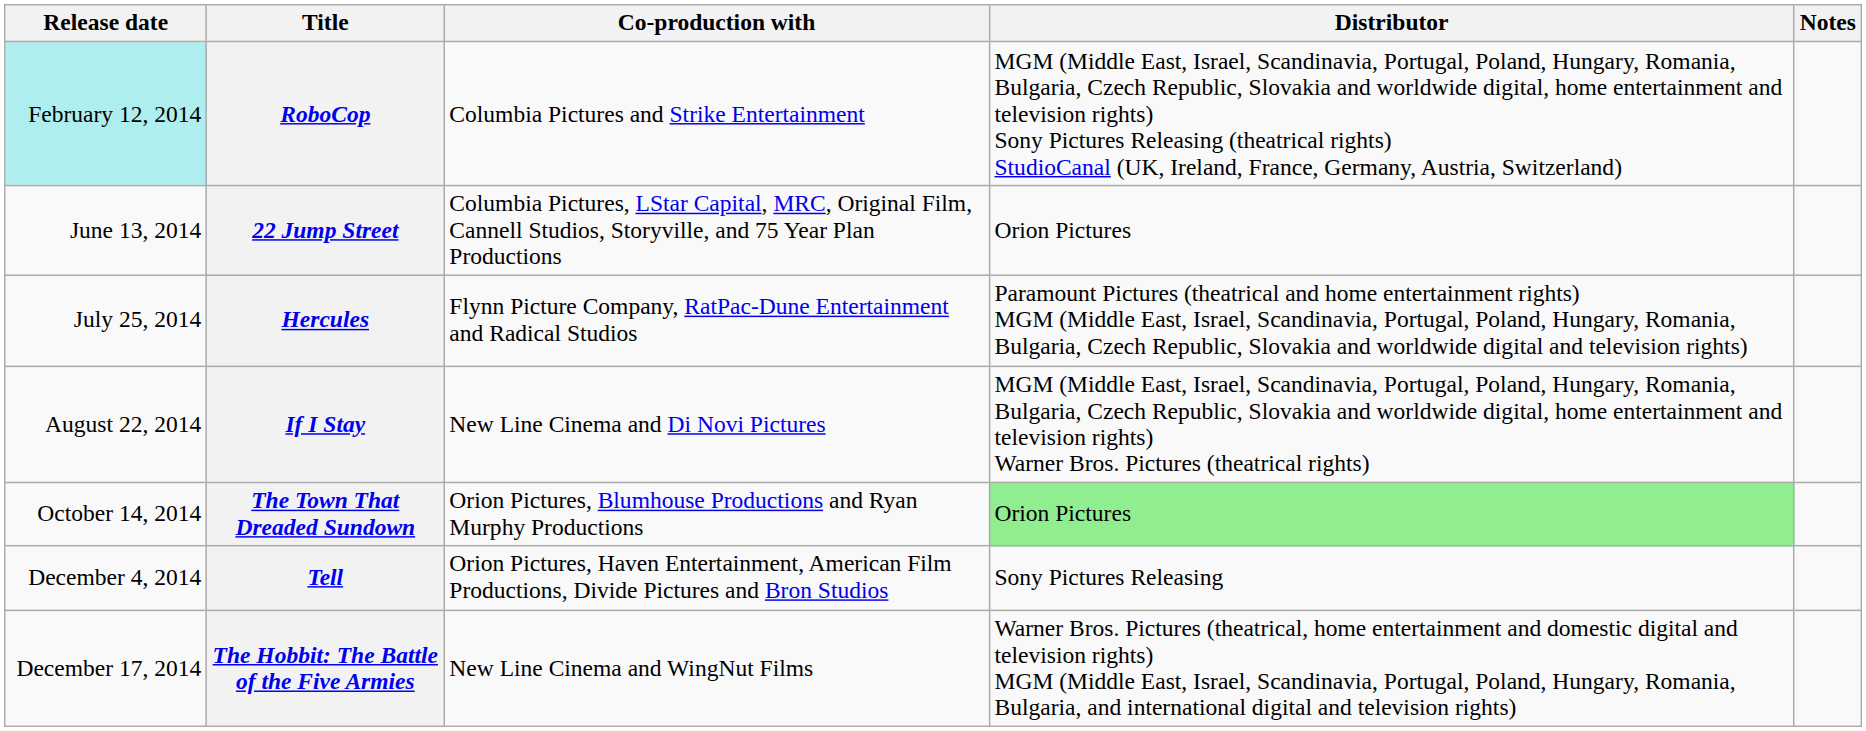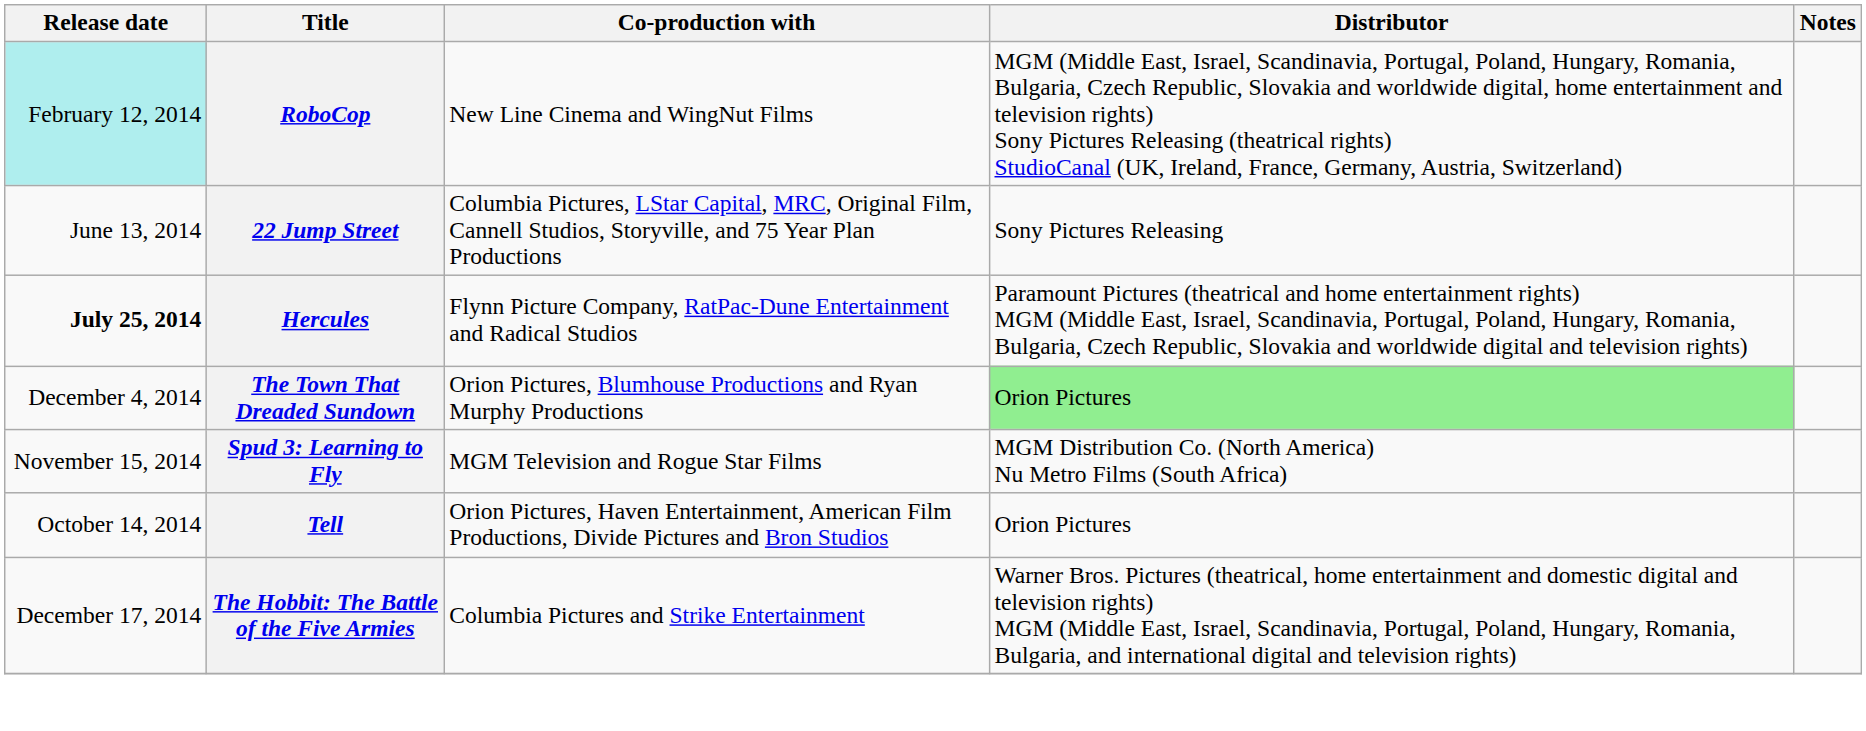(657, 113) Columbia Pictures and Strike Entertainment -> (631, 113) New Line Cinema and WingNut Films
(1063, 230) Orion Pictures -> (1109, 230) Sony Pictures Releasing
(138, 320) normal -> (136, 320) bold
- row: (325, 423)
(119, 513) October 14, 2014 -> (115, 397) December 4, 2014
+ row: (325, 461)
(115, 577) December 4, 2014 -> (119, 524) October 14, 2014
(1109, 577) Sony Pictures Releasing -> (1063, 524) Orion Pictures
(631, 667) New Line Cinema and WingNut Films -> (657, 615) Columbia Pictures and Strike Entertainment
